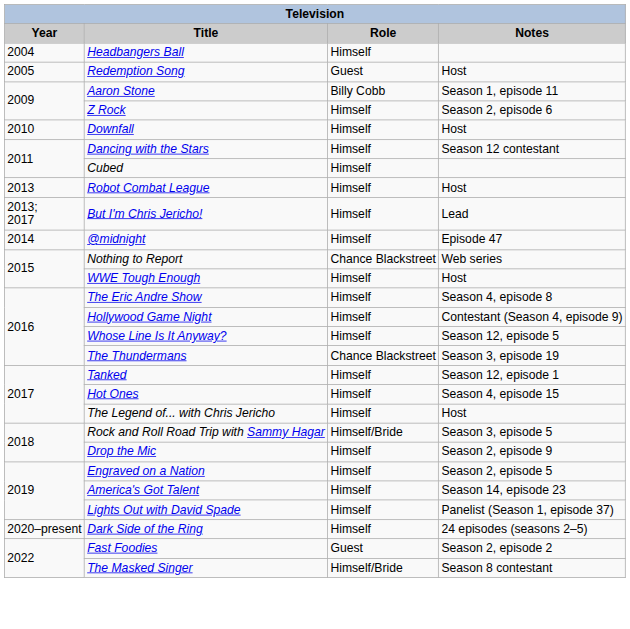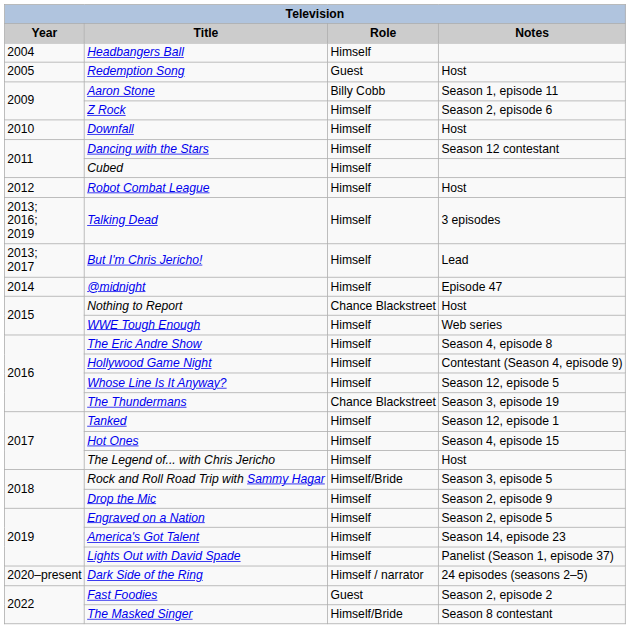(21, 187) 2013 -> (21, 187) 2012
+ row: (122, 220)
(472, 259) Web series -> (454, 305) Host
(454, 278) Host -> (472, 325) Web series
(351, 529) Himself -> (377, 575) Himself / narrator
